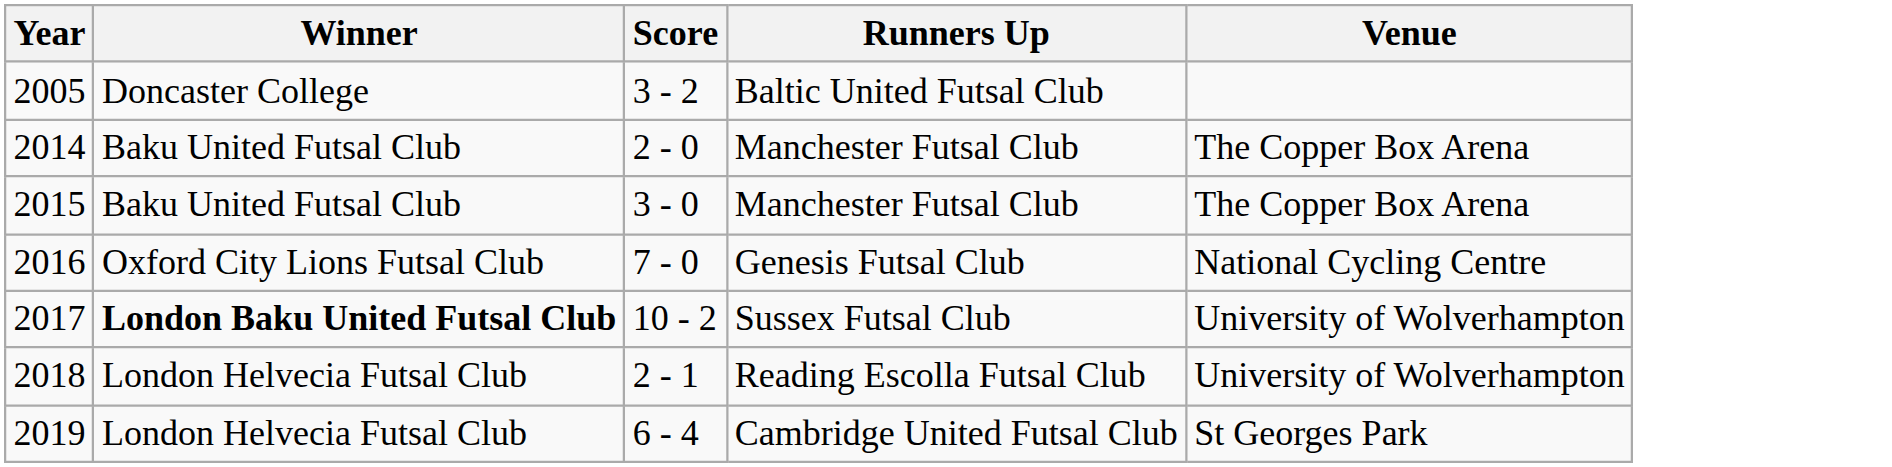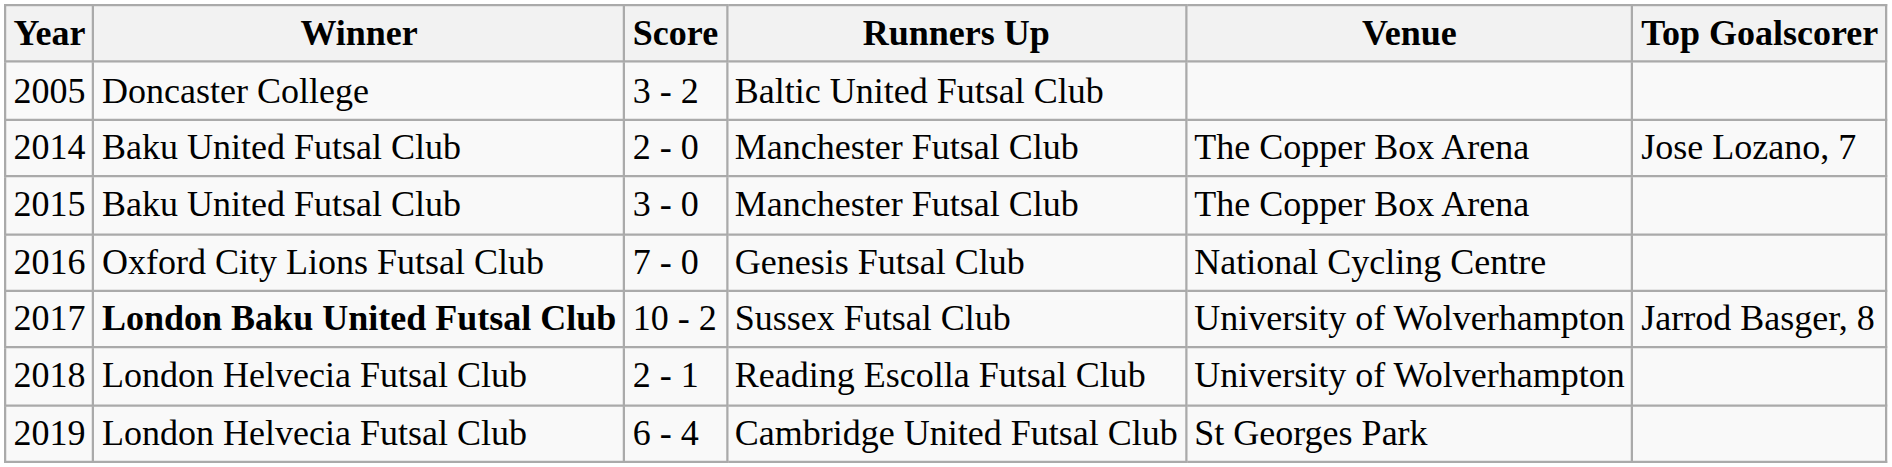+ column: (1760, 33)
